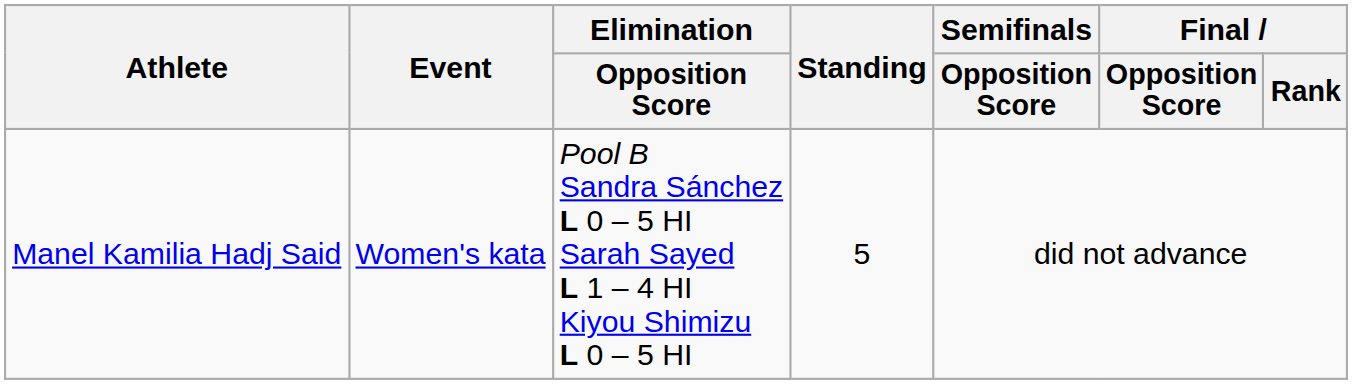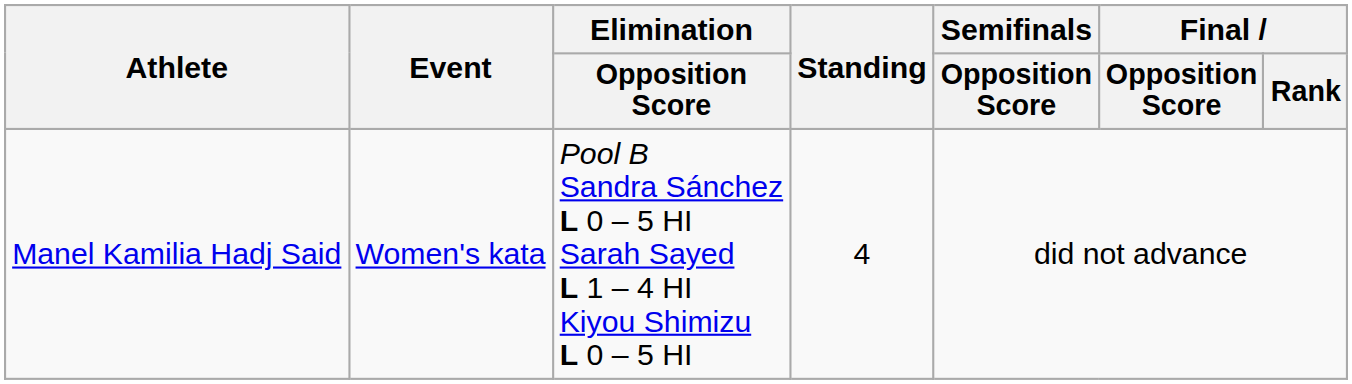(862, 254) 5 -> (862, 254) 4
